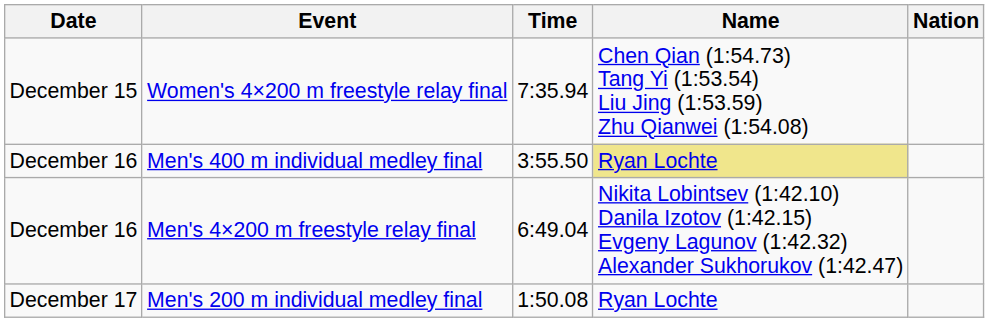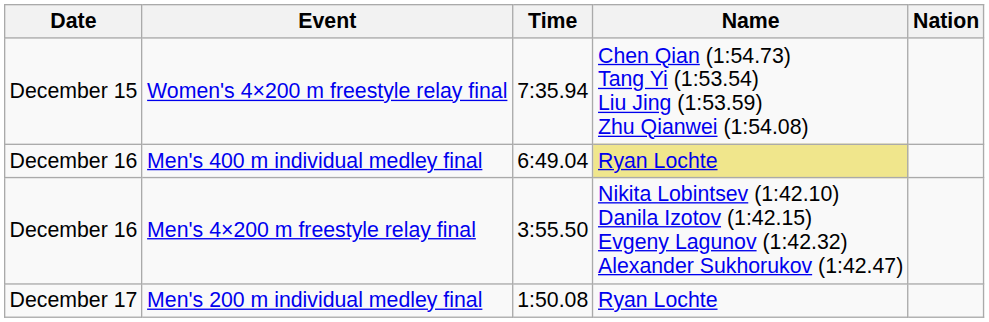(553, 160) 3:55.50 -> (553, 160) 6:49.04
(553, 230) 6:49.04 -> (553, 230) 3:55.50
